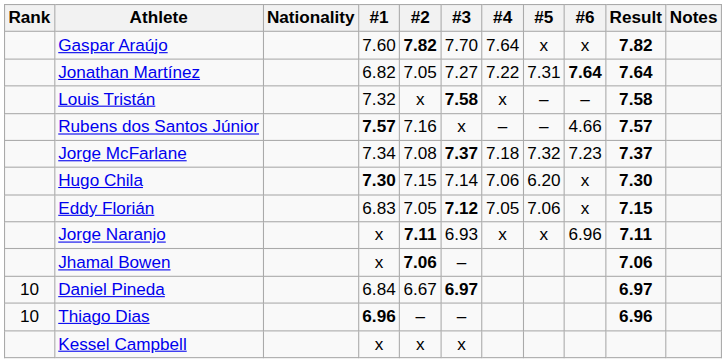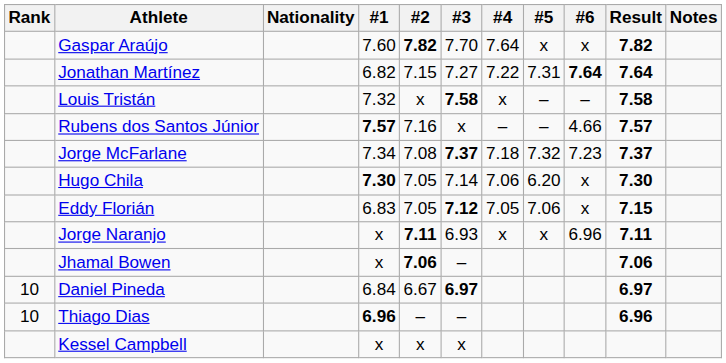(420, 72) 7.05 -> (420, 72) 7.15
(420, 180) 7.15 -> (420, 180) 7.05
